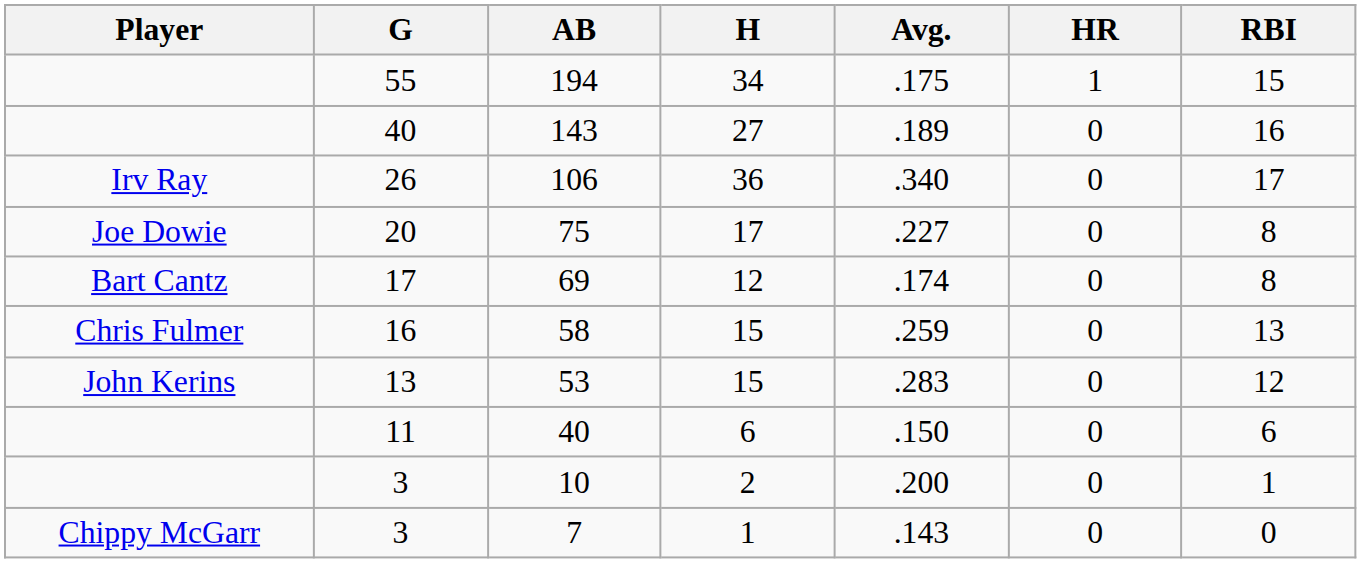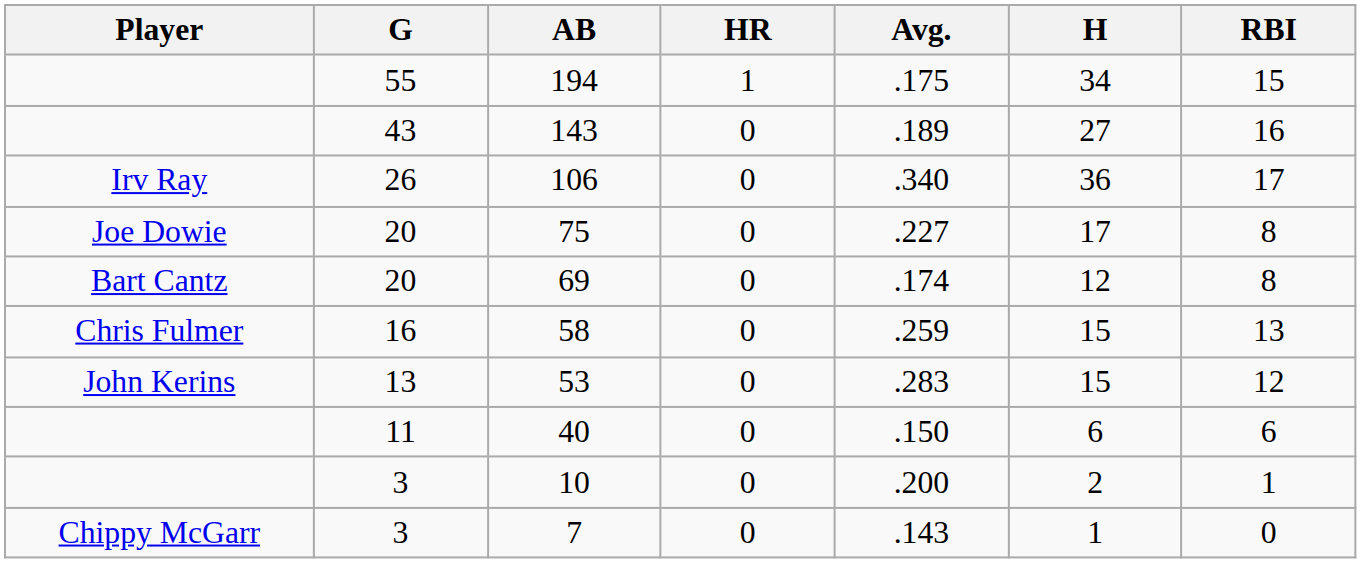columns swapped: (748, 29) <-> (1095, 29)
(400, 130) 40 -> (400, 130) 43
(400, 280) 17 -> (400, 280) 20
